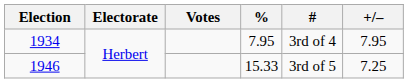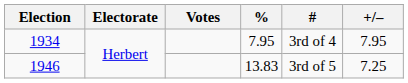(261, 66) 15.33 -> (261, 66) 13.83
